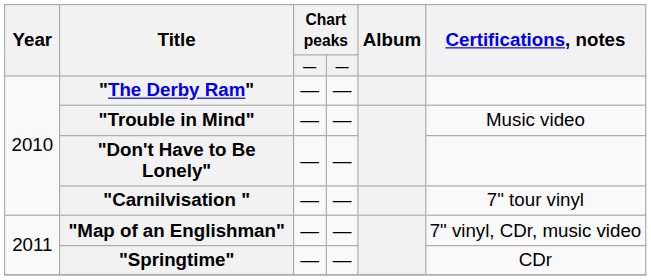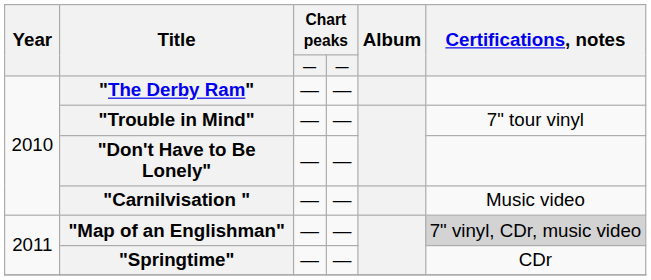(535, 120) Music video -> (535, 120) 7" tour vinyl
(535, 200) 7" tour vinyl -> (535, 200) Music video
(535, 230) no background -> (535, 230) lightgrey background
